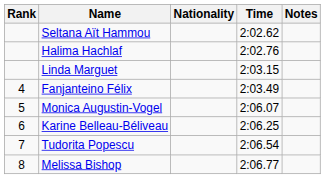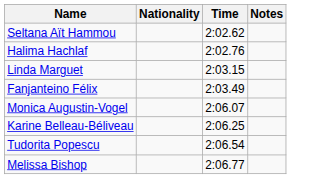- column: (22, 14)
